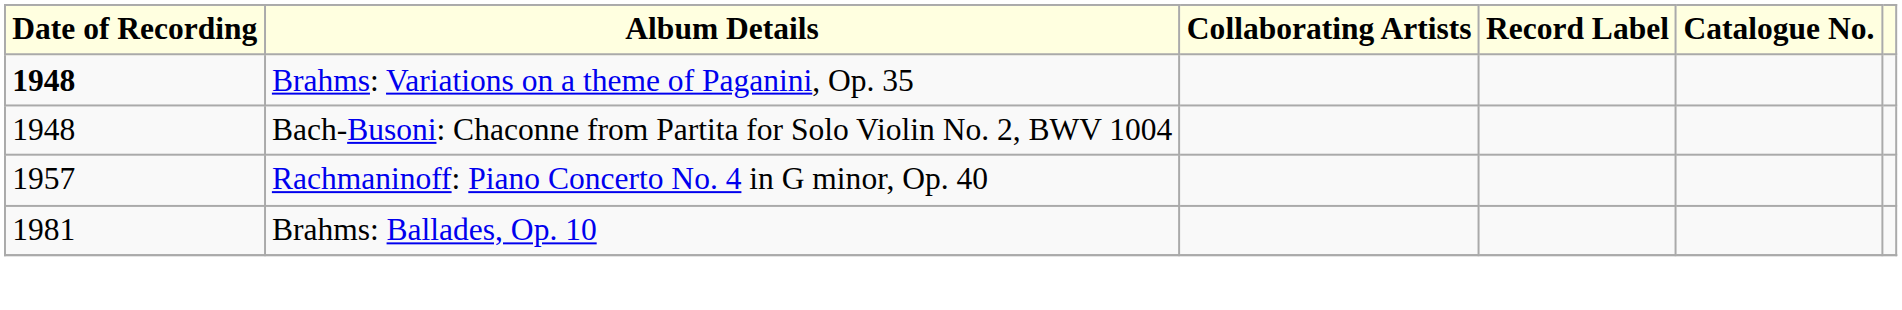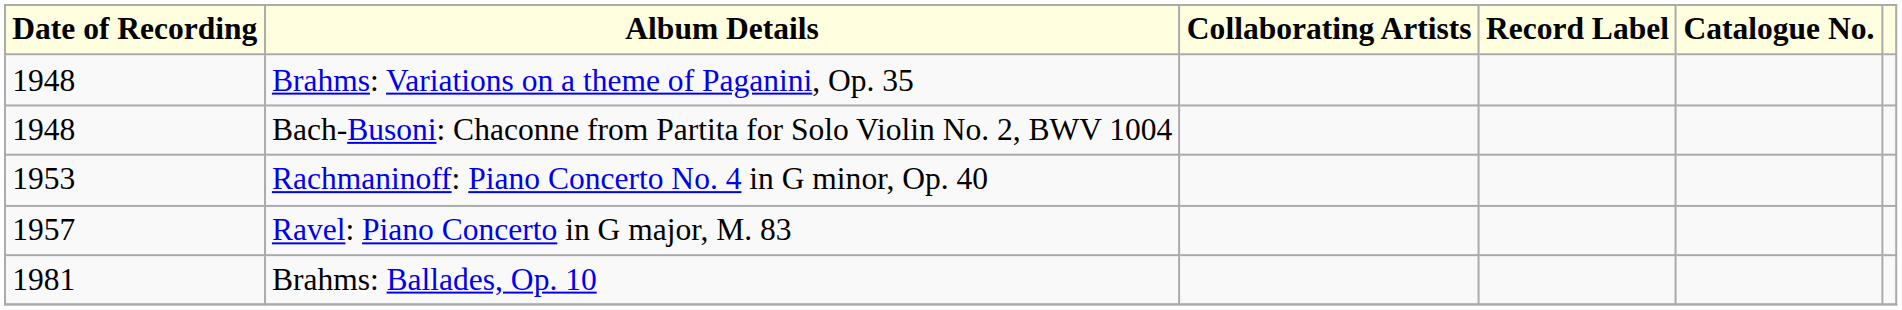(44, 79) bold -> (44, 79) normal
(44, 179) 1957 -> (44, 179) 1953
+ row: (532, 229)
